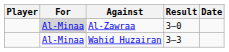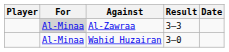(174, 26) 3–0 -> (174, 26) 3–3
(174, 40) 3–3 -> (174, 40) 3–0
